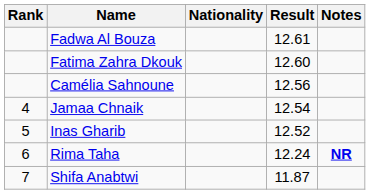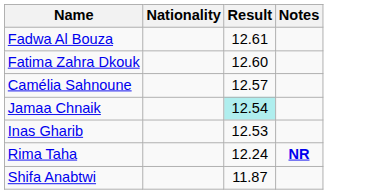- column: (26, 16)
(292, 85) 12.56 -> (250, 85) 12.57
(292, 108) no background -> (250, 108) paleturquoise background
(292, 131) 12.52 -> (250, 131) 12.53
